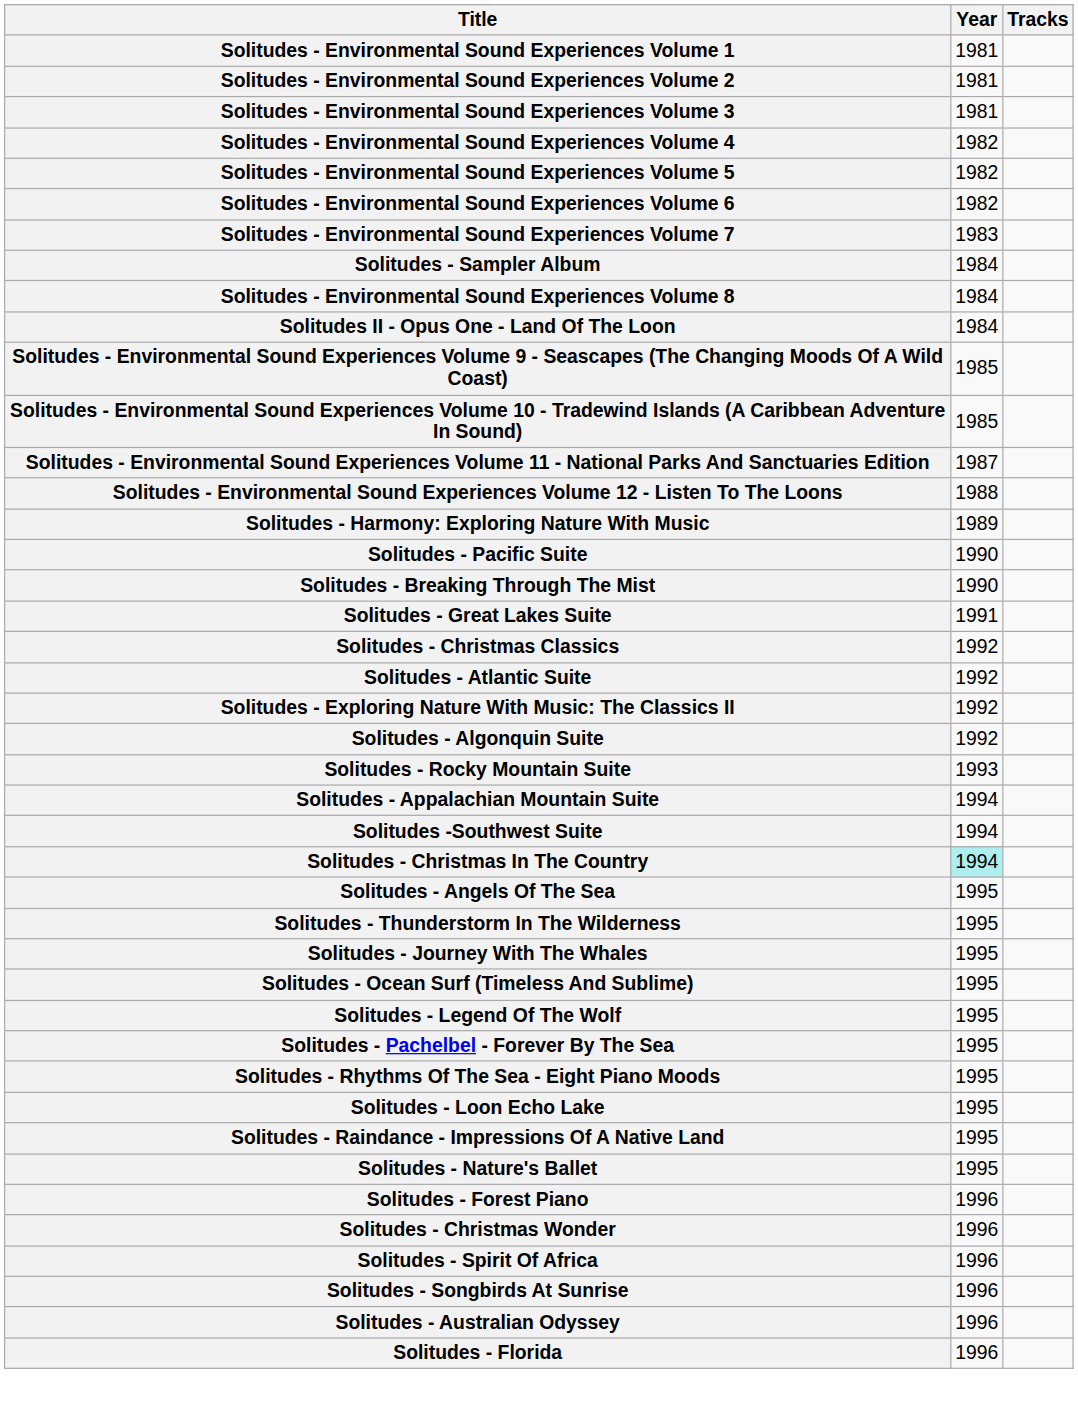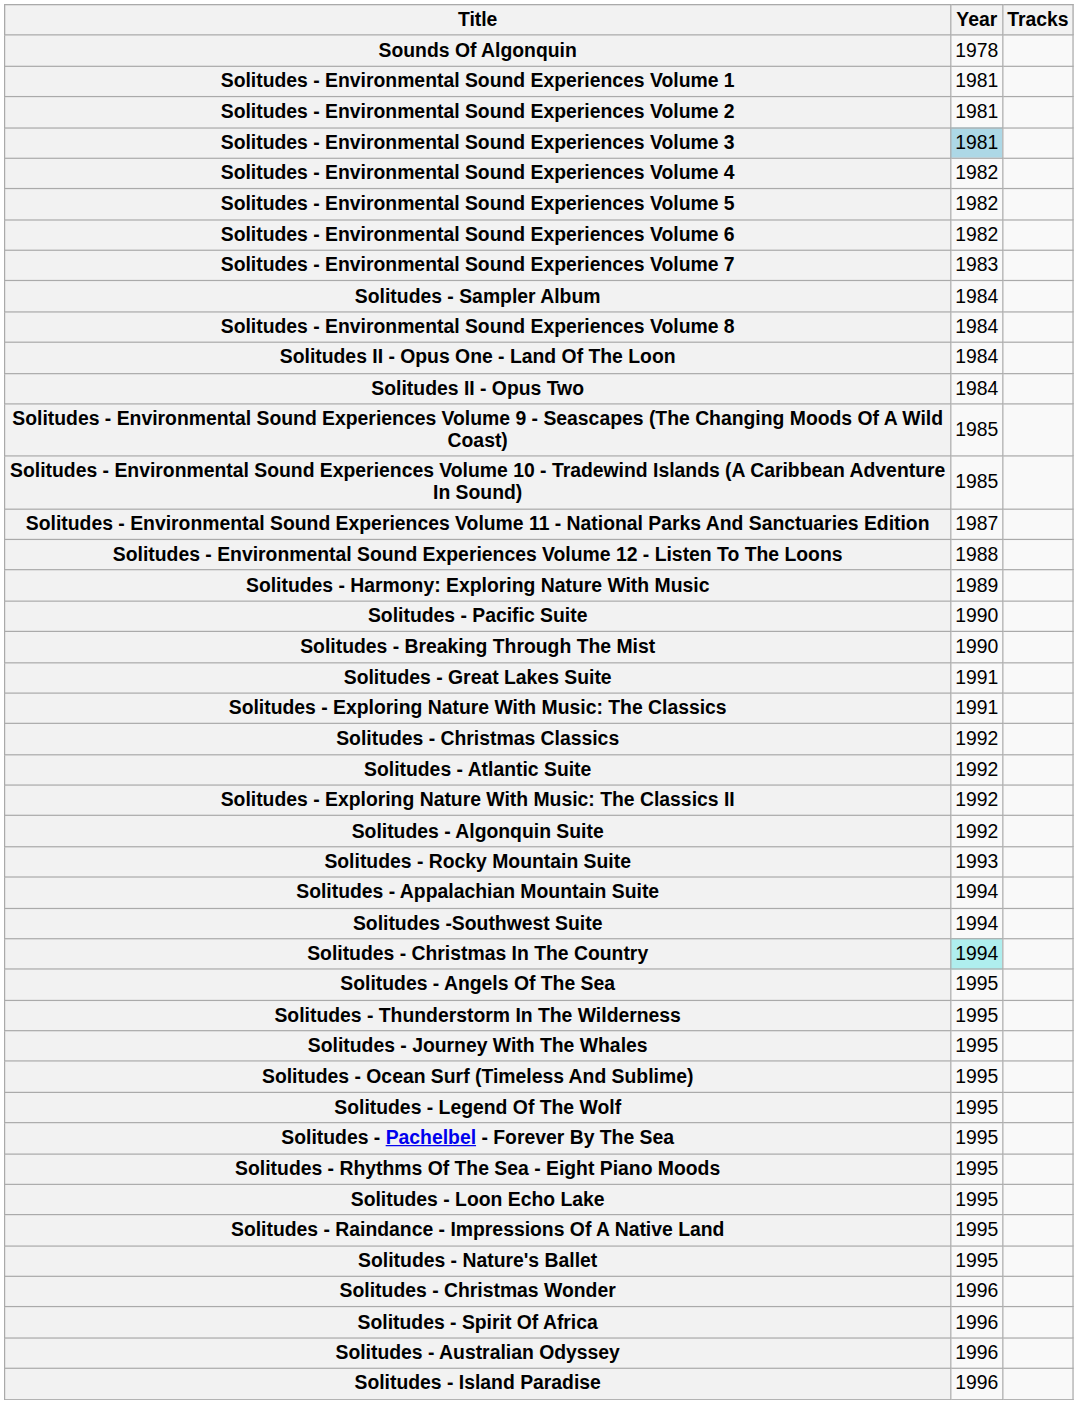+ row: (478, 50)
(977, 111) no background -> (977, 142) lightblue background
+ row: (478, 388)
+ row: (478, 708)
- row: (478, 1199)
- row: (478, 1291)
+ row: (478, 1383)
- row: (478, 1352)
